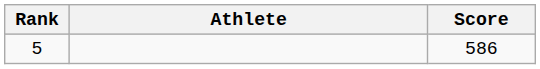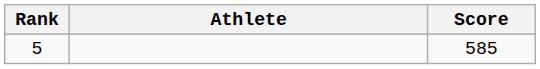(481, 49) 586 -> (481, 49) 585
